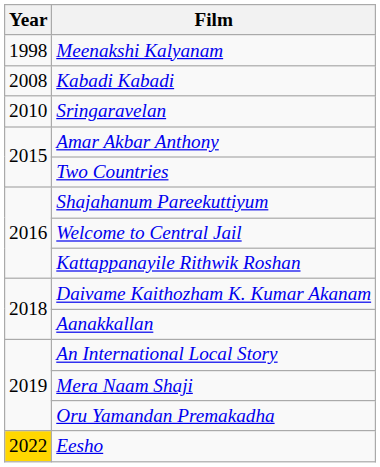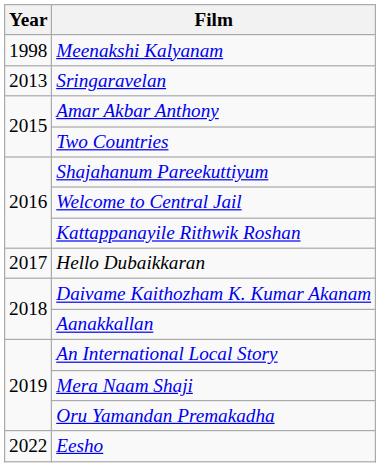- row: (115, 80)
(28, 111) 2010 -> (28, 80) 2013
+ row: (131, 263)
(28, 446) gold background -> (28, 446) no background
